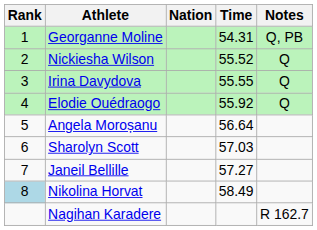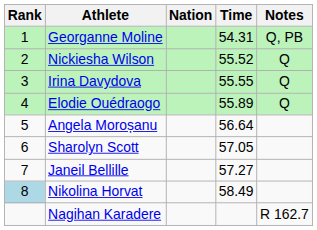(236, 103) 55.92 -> (236, 103) 55.89
(236, 147) 57.03 -> (236, 147) 57.05
